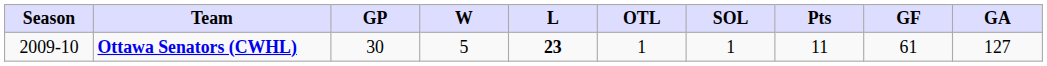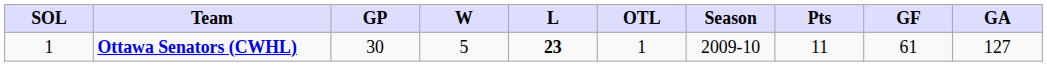columns swapped: (49, 18) <-> (731, 18)
